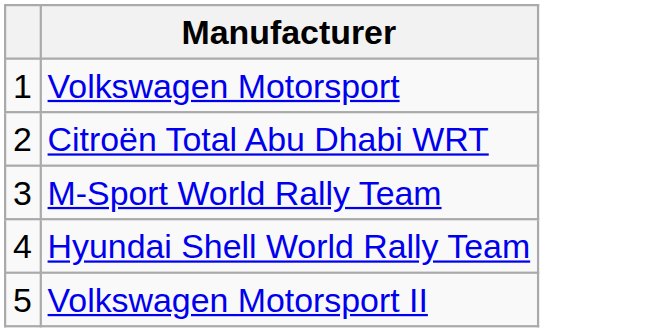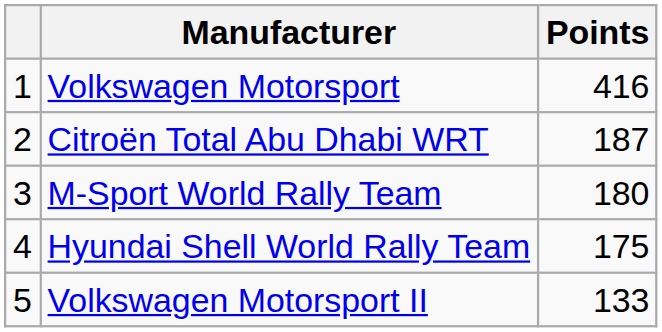+ column: (598, 32)
